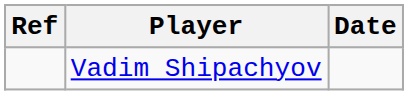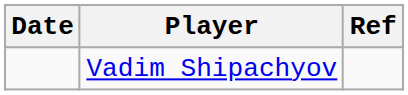columns swapped: (365, 26) <-> (35, 26)
